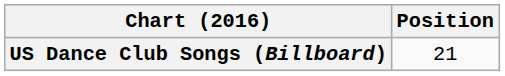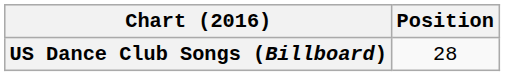(445, 54) 21 -> (445, 54) 28
